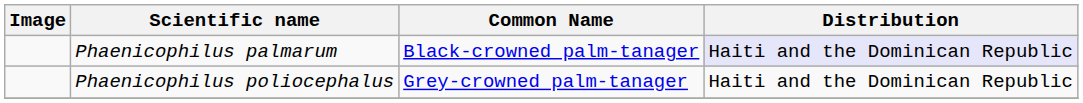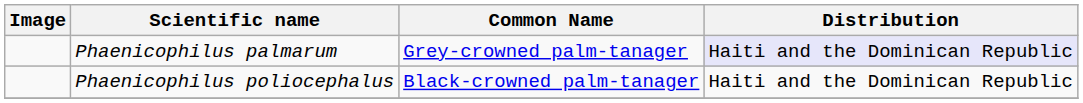(551, 51) Black-crowned palm-tanager -> (546, 51) Grey-crowned palm-tanager
(546, 82) Grey-crowned palm-tanager -> (551, 82) Black-crowned palm-tanager
